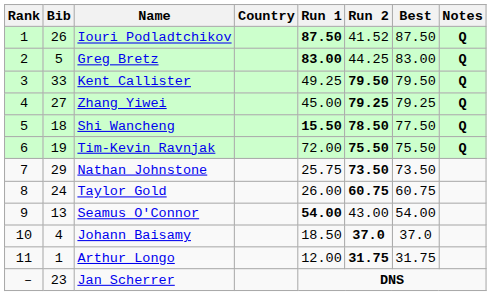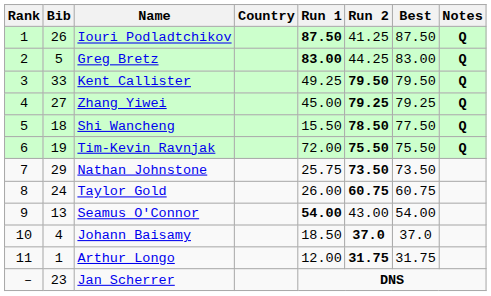(369, 38) 41.52 -> (369, 38) 41.25
(322, 126) bold -> (322, 126) normal
